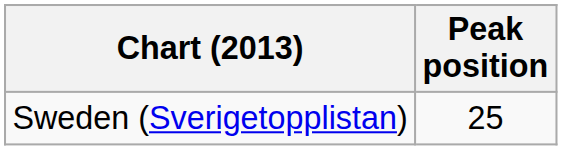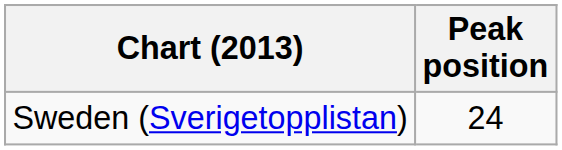(485, 117) 25 -> (485, 117) 24
